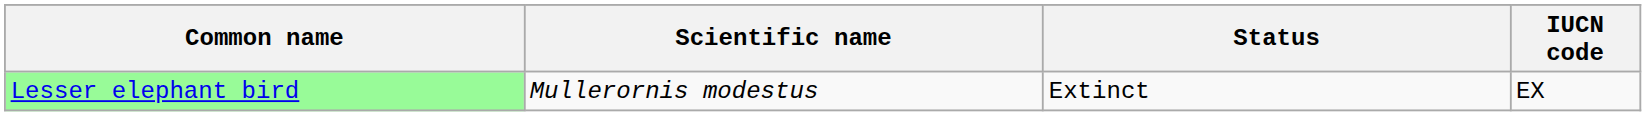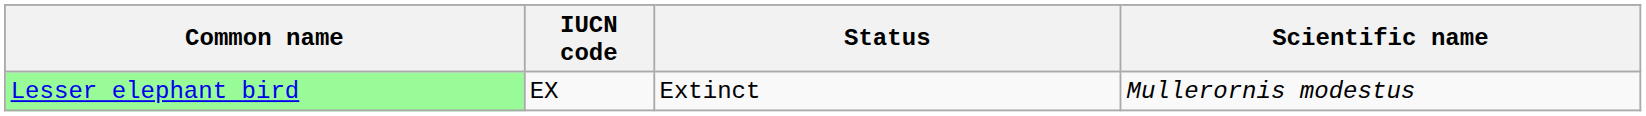columns swapped: (783, 38) <-> (1575, 38)
